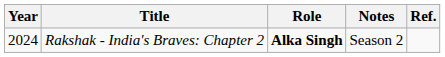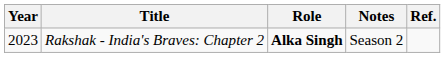(23, 40) 2024 -> (23, 40) 2023
